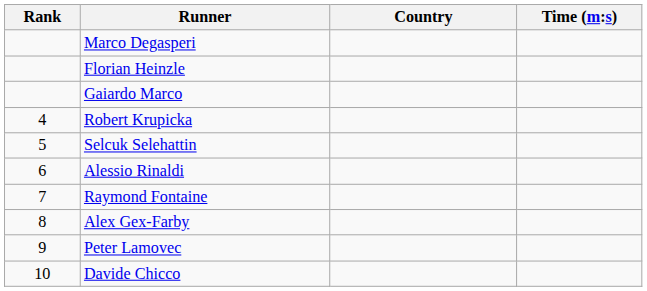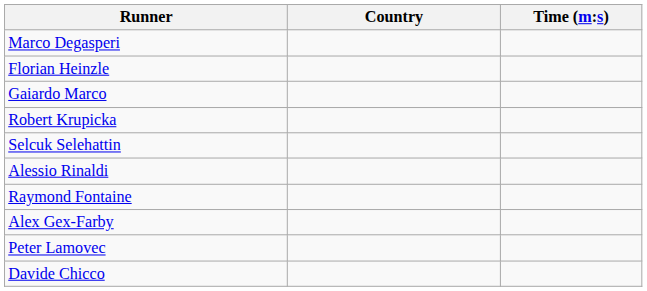- column: (42, 17)
